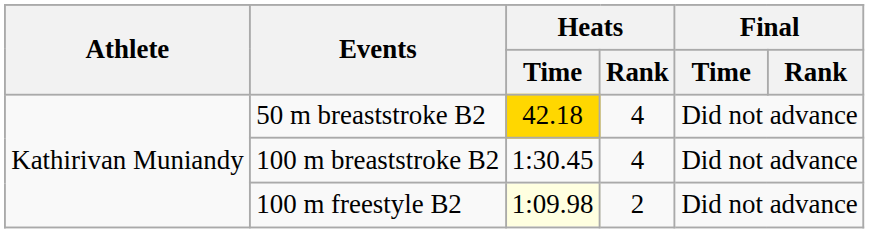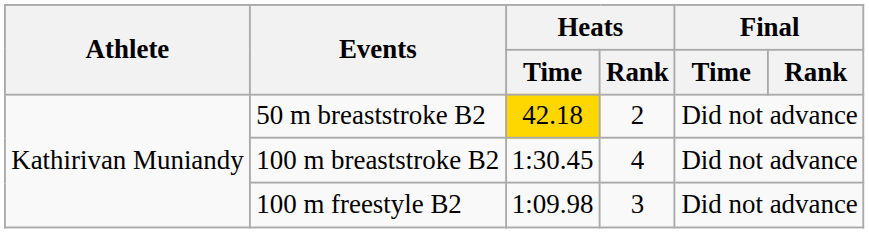(637, 115) 4 -> (637, 115) 2
(553, 204) lightyellow background -> (553, 204) no background
(637, 204) 2 -> (637, 204) 3
